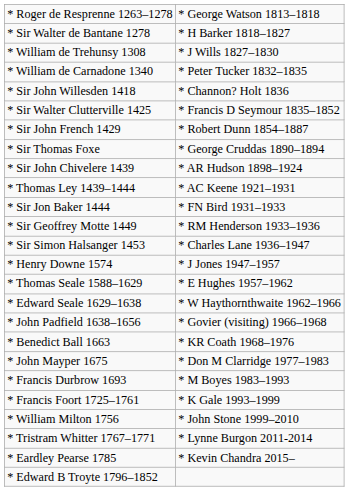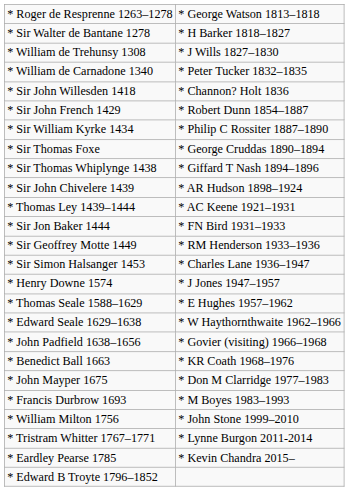- row: (79, 110)
+ row: (70, 129)
+ row: (82, 168)
- row: (73, 399)
